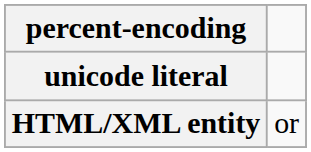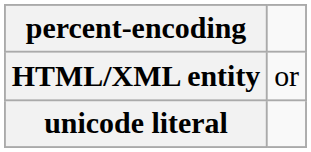rows swapped: (136, 75) <-> (136, 123)
